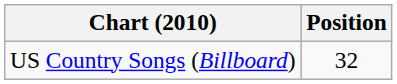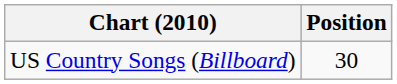(346, 60) 32 -> (346, 60) 30
